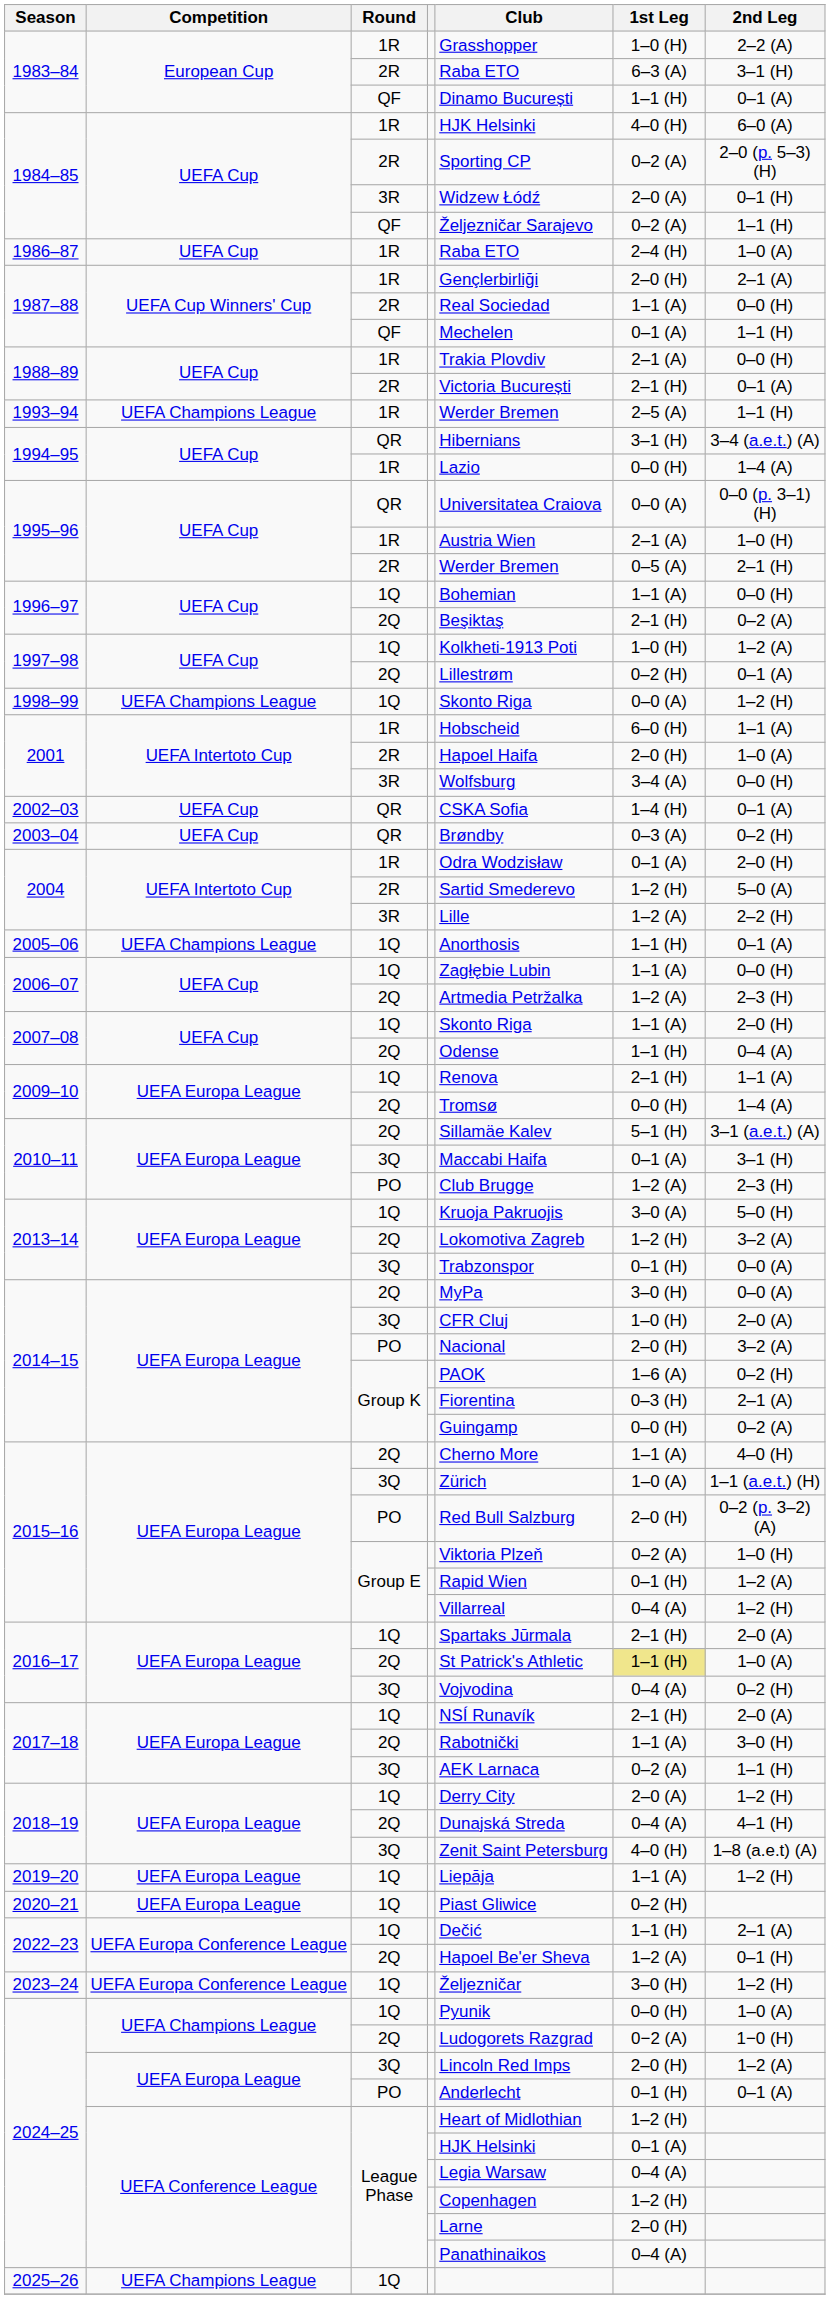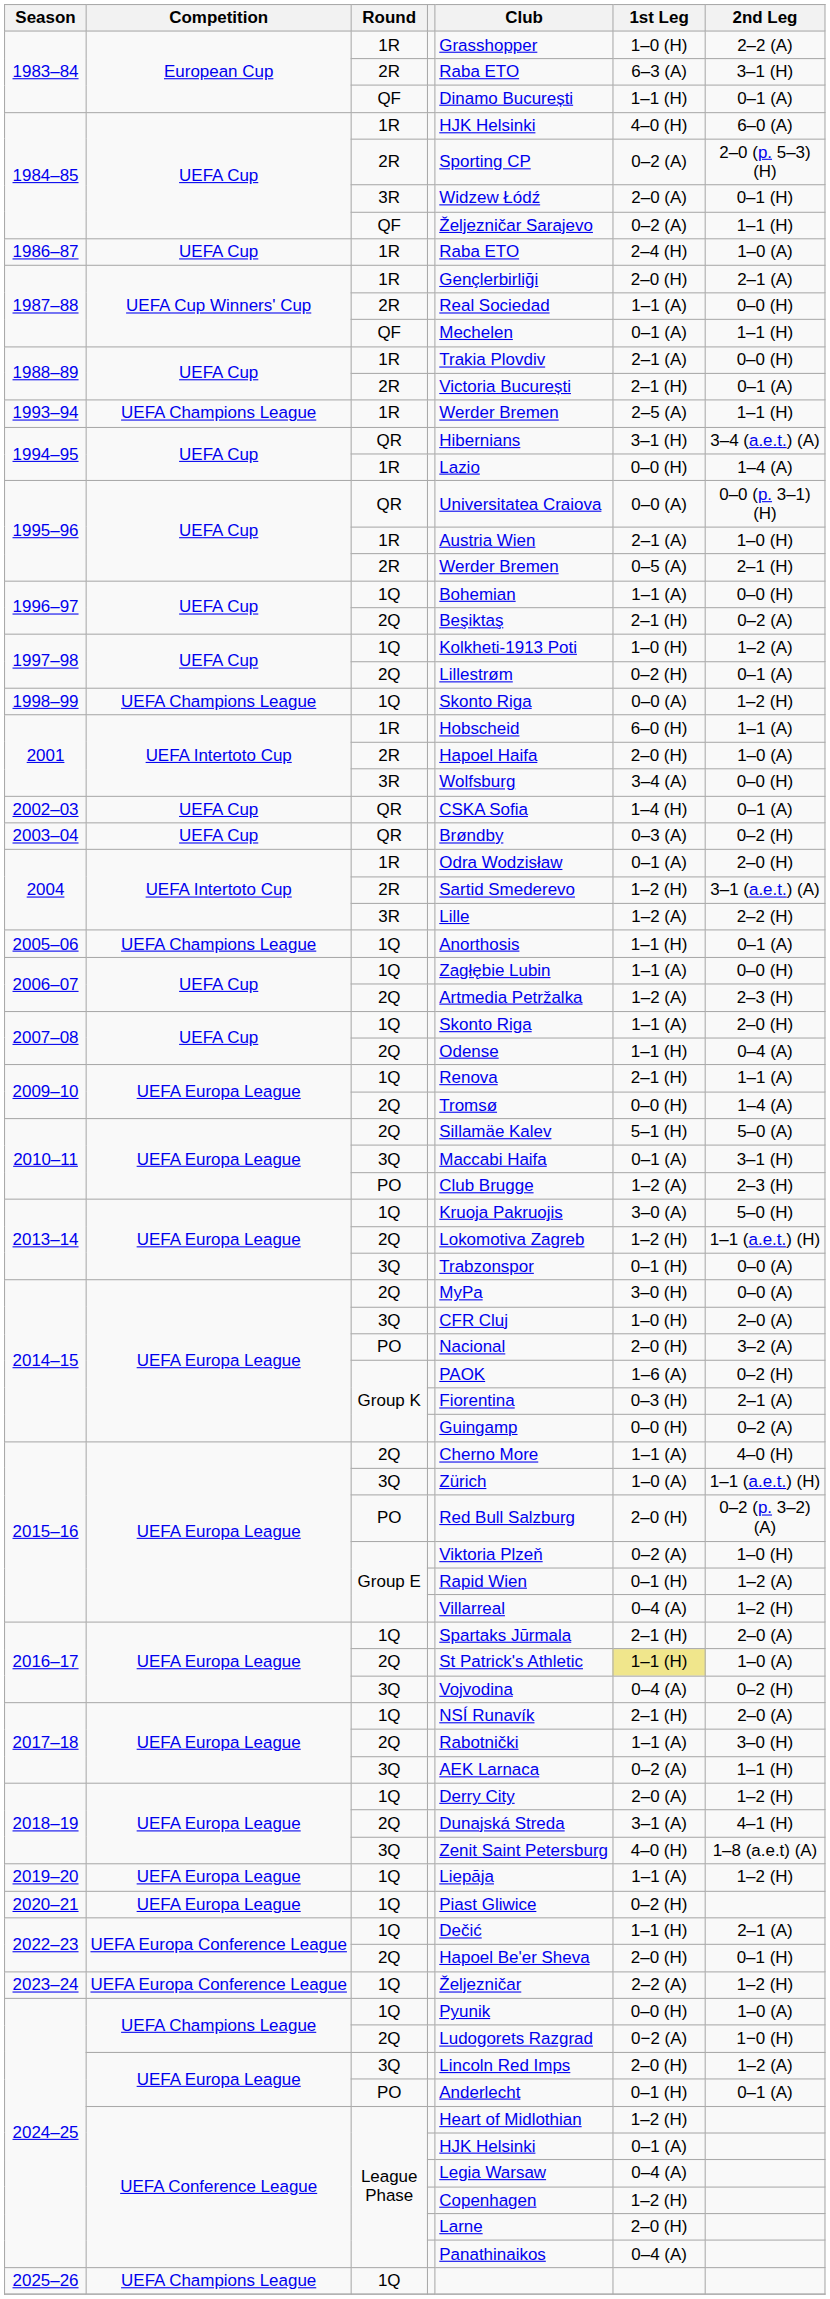(765, 889) 5–0 (A) -> (765, 889) 3–1 (a.e.t.) (A)
(765, 1132) 3–1 (a.e.t.) (A) -> (765, 1132) 5–0 (A)
(765, 1239) 3–2 (A) -> (765, 1239) 1–1 (a.e.t.) (H)
(659, 1823) 0–4 (A) -> (659, 1823) 3–1 (A)
(659, 1958) 1–2 (A) -> (659, 1958) 2–0 (H)
(659, 1984) 3–0 (H) -> (659, 1984) 2–2 (A)
